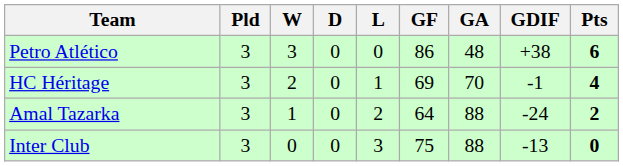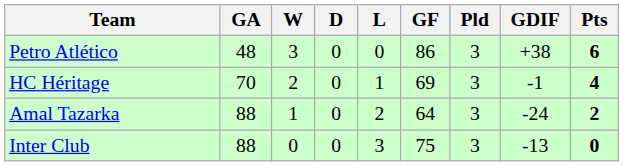columns swapped: (245, 20) <-> (474, 20)
